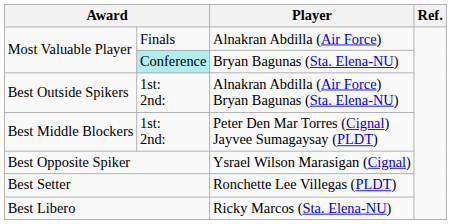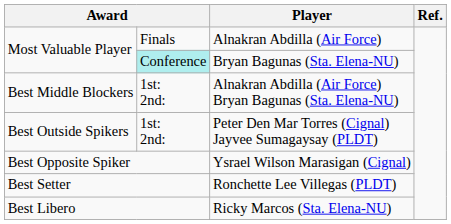(68, 92) Best Outside Spikers -> (71, 92) Best Middle Blockers
(71, 131) Best Middle Blockers -> (68, 131) Best Outside Spikers
